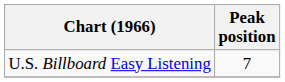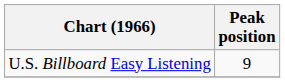(247, 63) 7 -> (247, 63) 9
